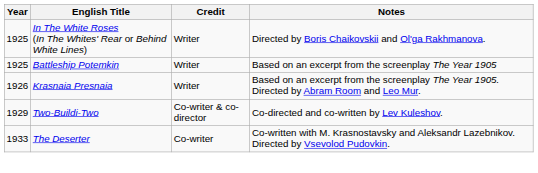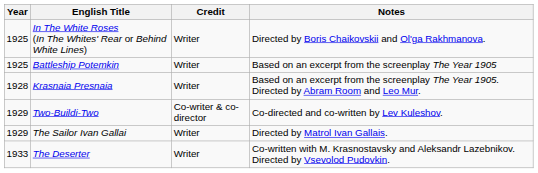(17, 86) 1926 -> (17, 86) 1928
+ row: (79, 133)
(194, 139) Co-writer -> (187, 154) Writer
